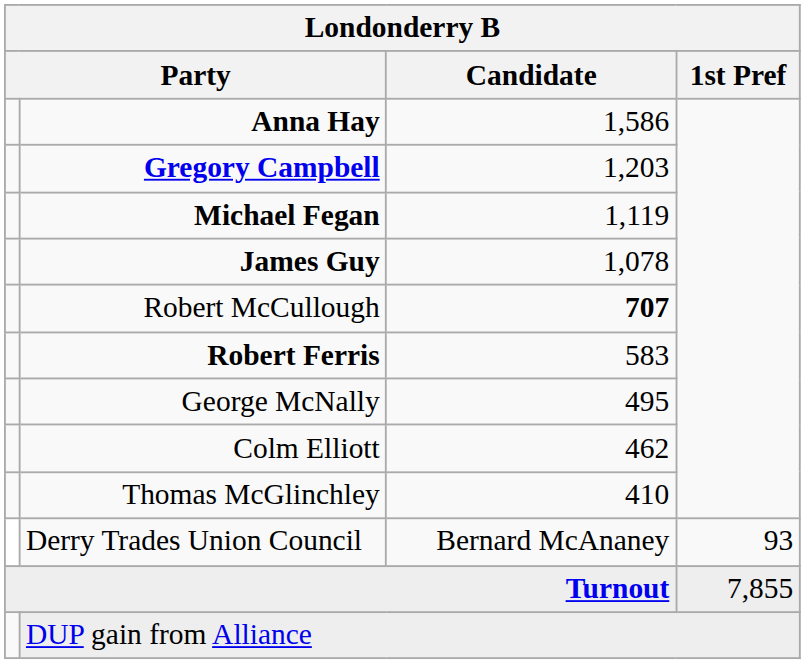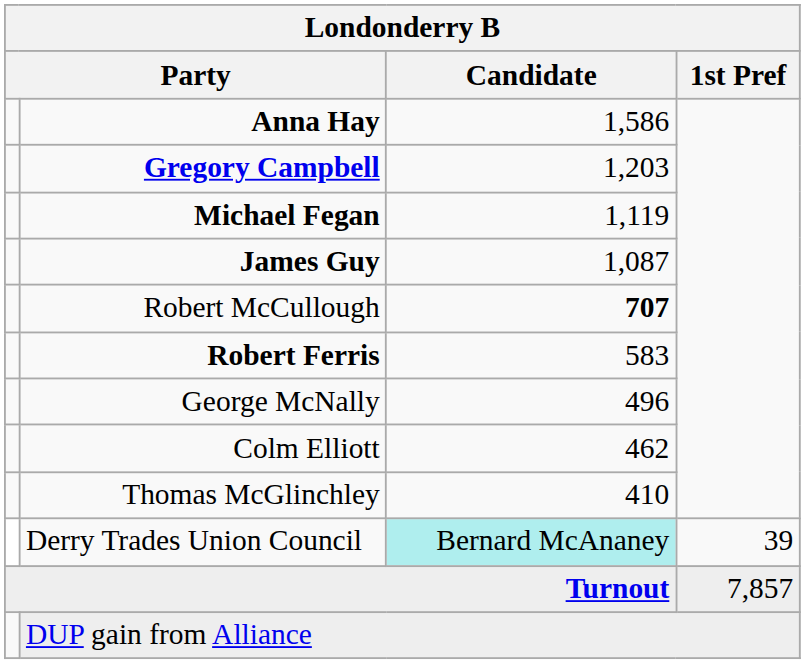(636, 261) 1,078 -> (636, 261) 1,087
(647, 401) 495 -> (647, 401) 496
(553, 541) no background -> (553, 541) paleturquoise background
(779, 541) 93 -> (779, 541) 39
(760, 588) 7,855 -> (760, 588) 7,857
